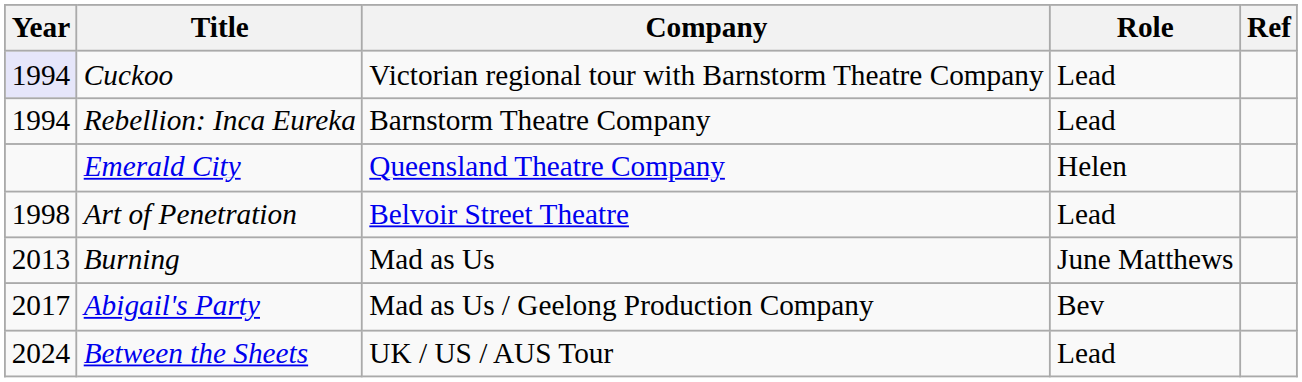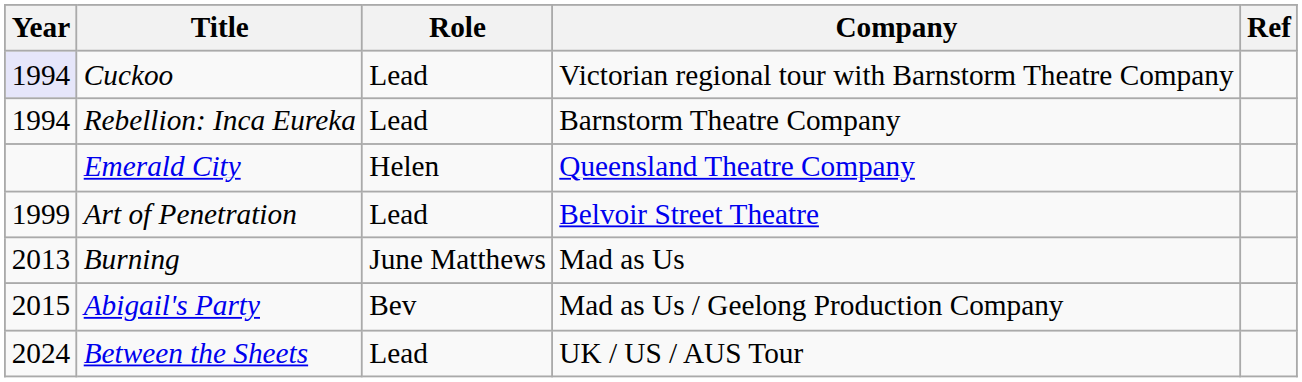columns swapped: (1145, 27) <-> (706, 27)
(41, 213) 1998 -> (41, 213) 1999
(41, 306) 2017 -> (41, 306) 2015
